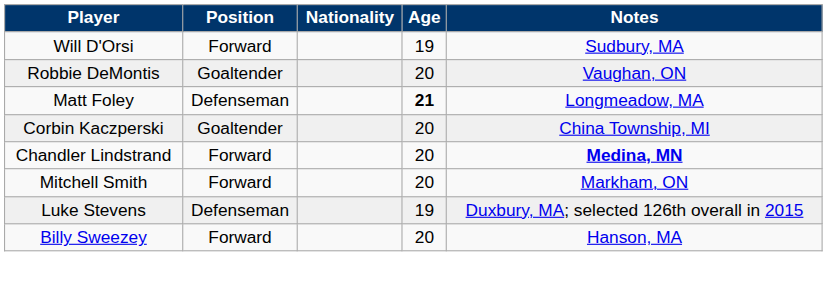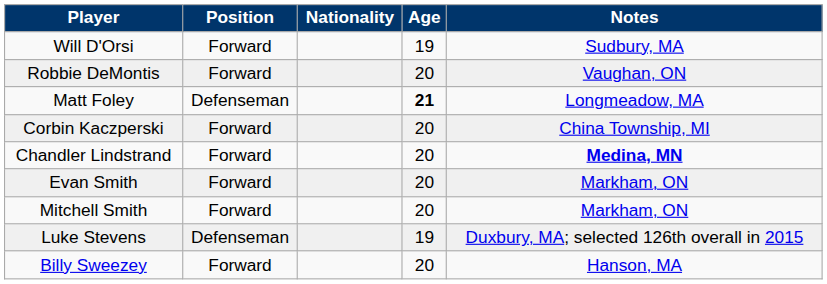(240, 73) Goaltender -> (240, 73) Forward
(240, 127) Goaltender -> (240, 127) Forward
+ row: (93, 182)
